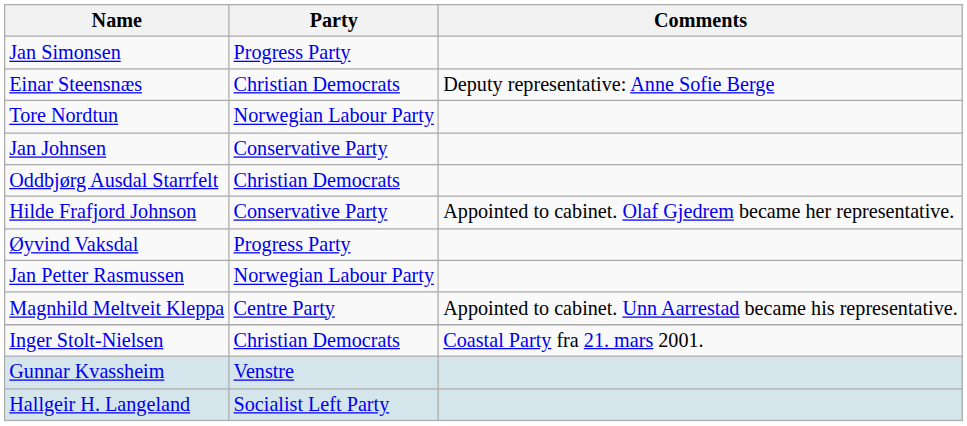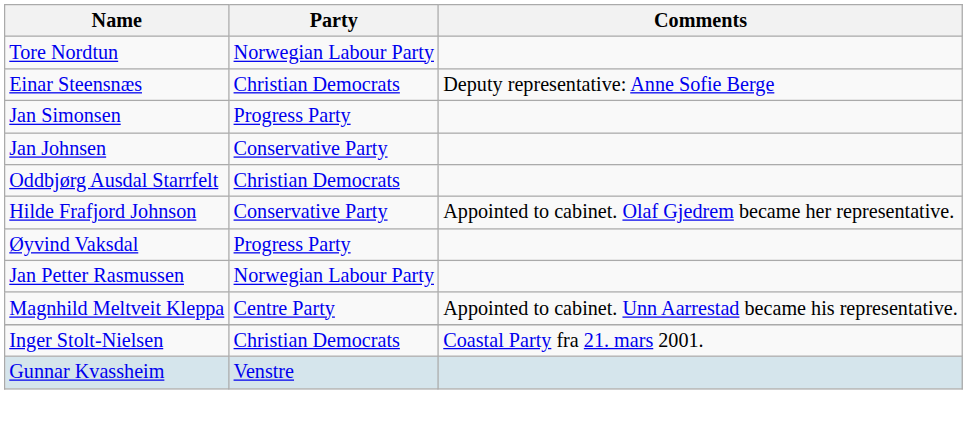rows swapped: (64, 116) <-> (65, 52)
- row: (100, 404)
